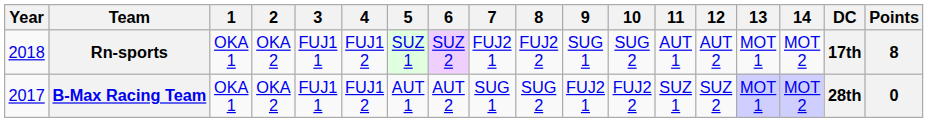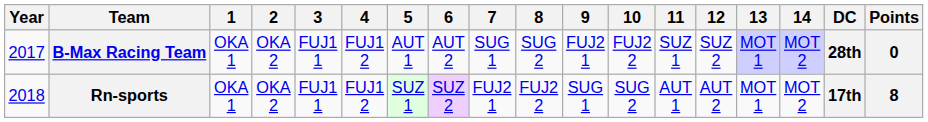rows swapped: (129, 96) <-> (129, 52)
